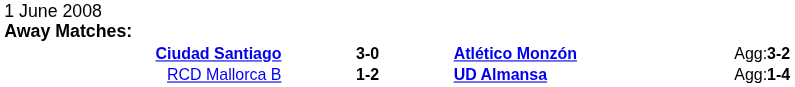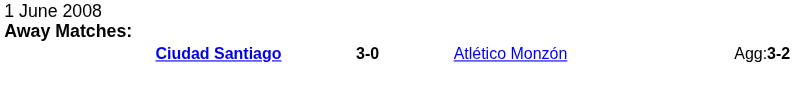(515, 54) bold -> (510, 54) normal
- row: (224, 75)
